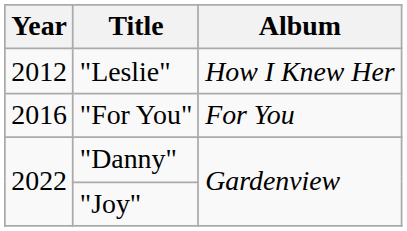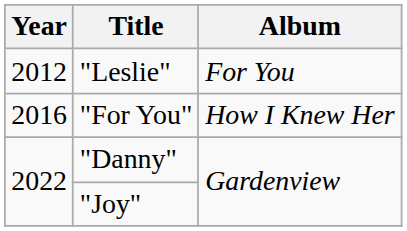(300, 70) How I Knew Her -> (250, 70) For You
(250, 114) For You -> (300, 114) How I Knew Her
